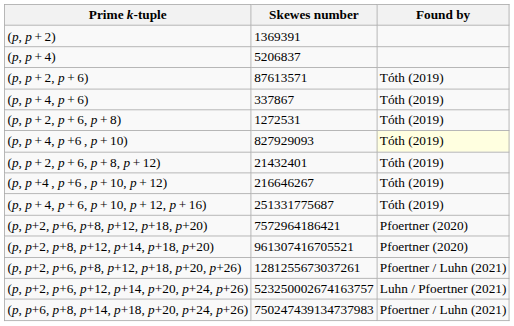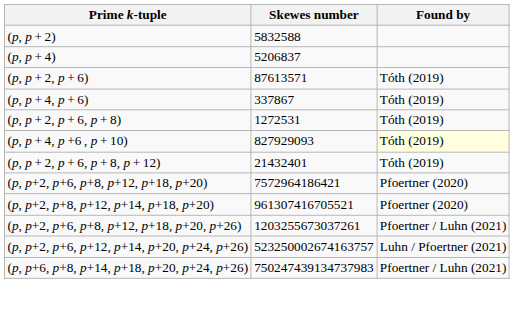(277, 36) 1369391 -> (277, 36) 5832588
- row: (87, 183)
- row: (107, 204)
(307, 267) 1281255673037261 -> (307, 225) 1203255673037261
